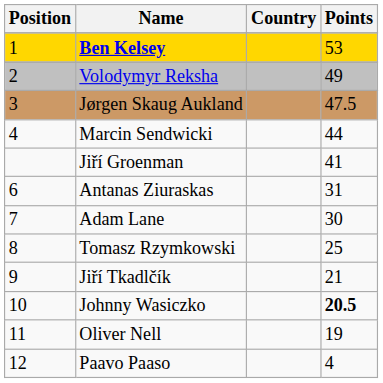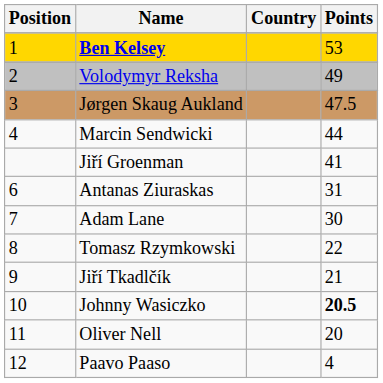(334, 248) 25 -> (334, 248) 22
(334, 334) 19 -> (334, 334) 20
